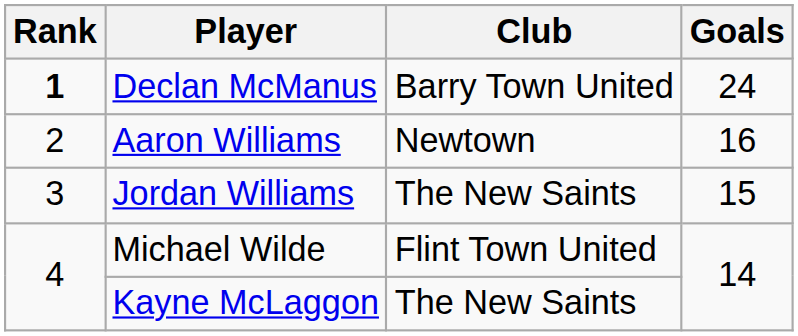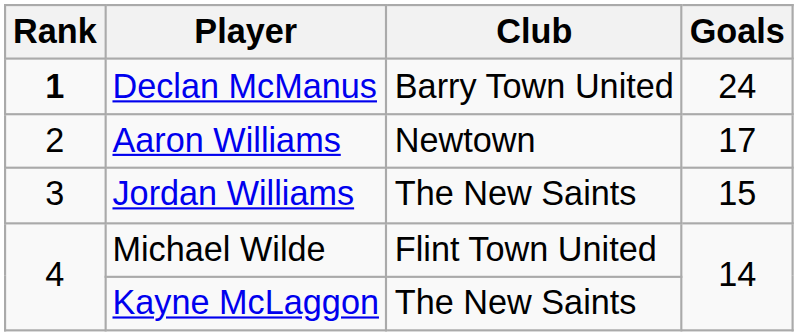(737, 140) 16 -> (737, 140) 17
